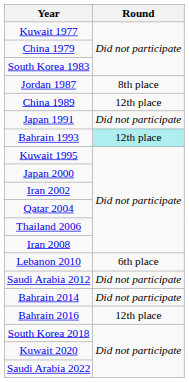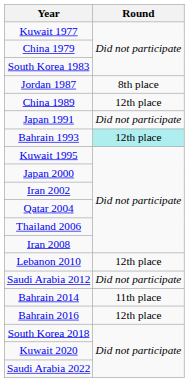(138, 262) 6th place -> (138, 262) 12th place
(138, 297) Did not participate -> (138, 297) 11th place
